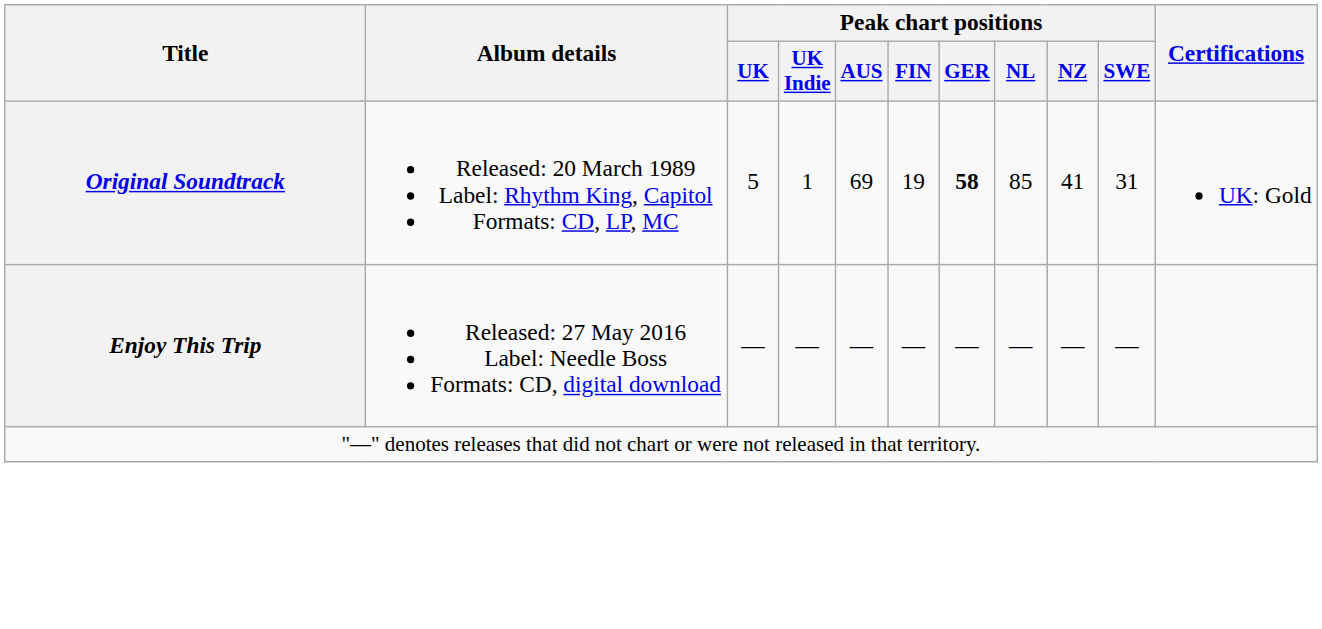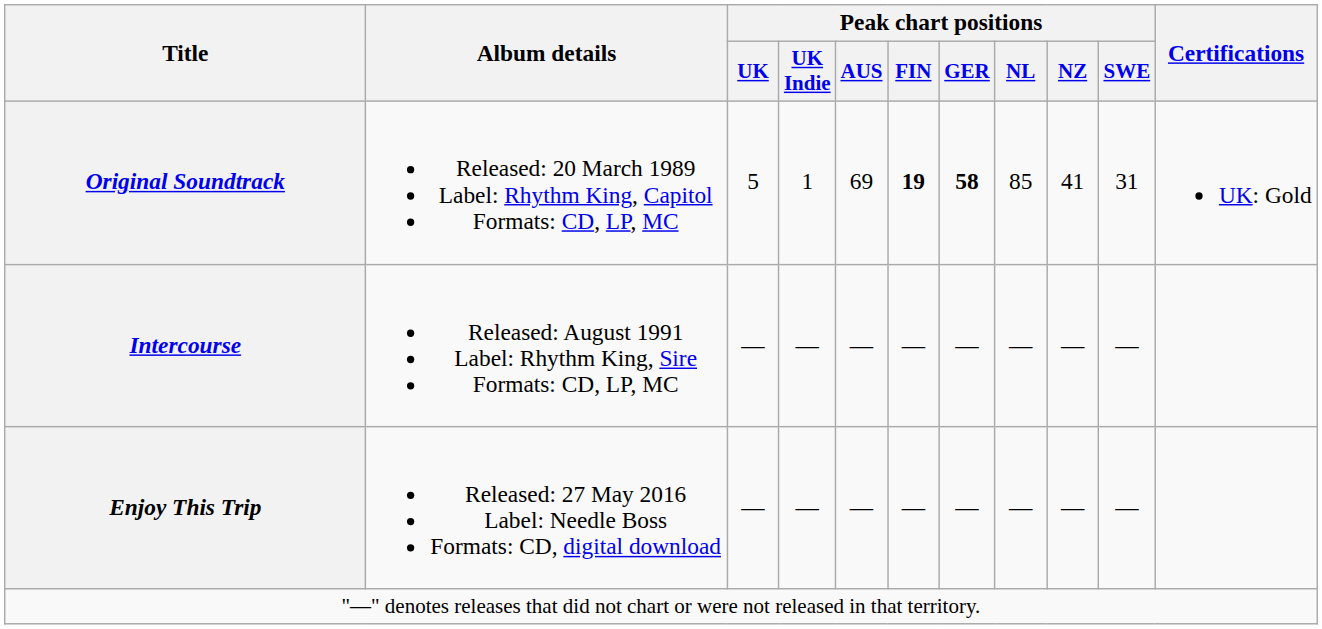(913, 182) normal -> (913, 182) bold
+ row: (185, 344)
